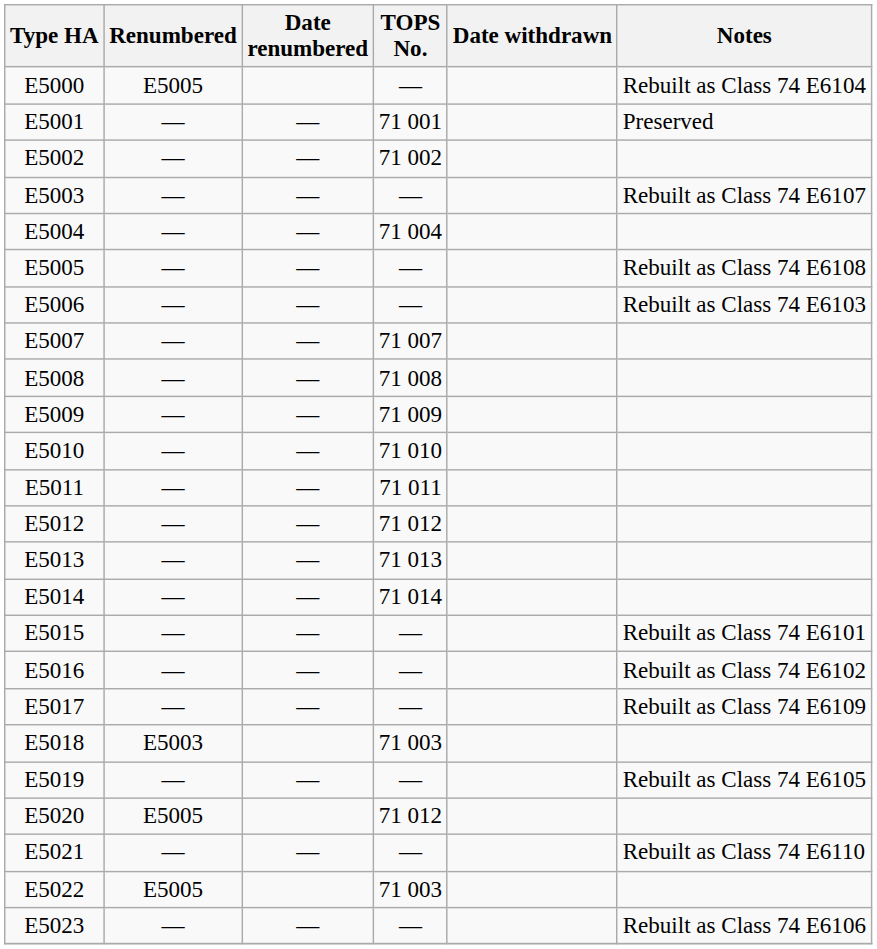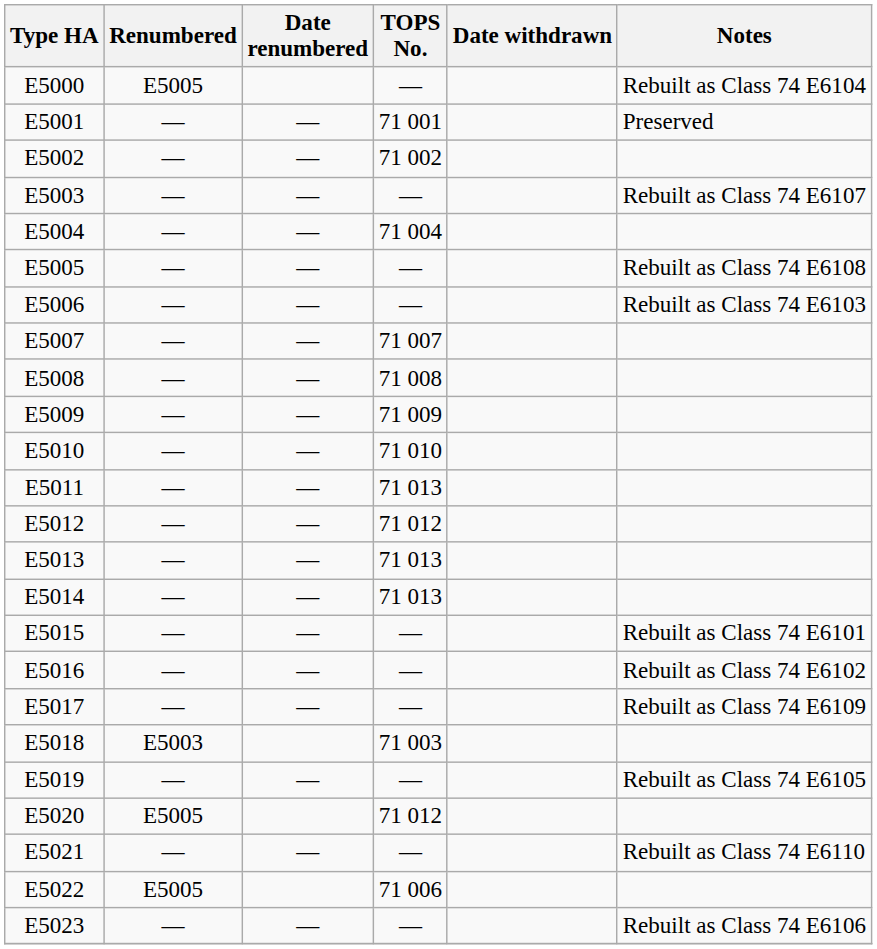(410, 487) 71 011 -> (410, 487) 71 013
(410, 596) 71 014 -> (410, 596) 71 013
(410, 889) 71 003 -> (410, 889) 71 006
